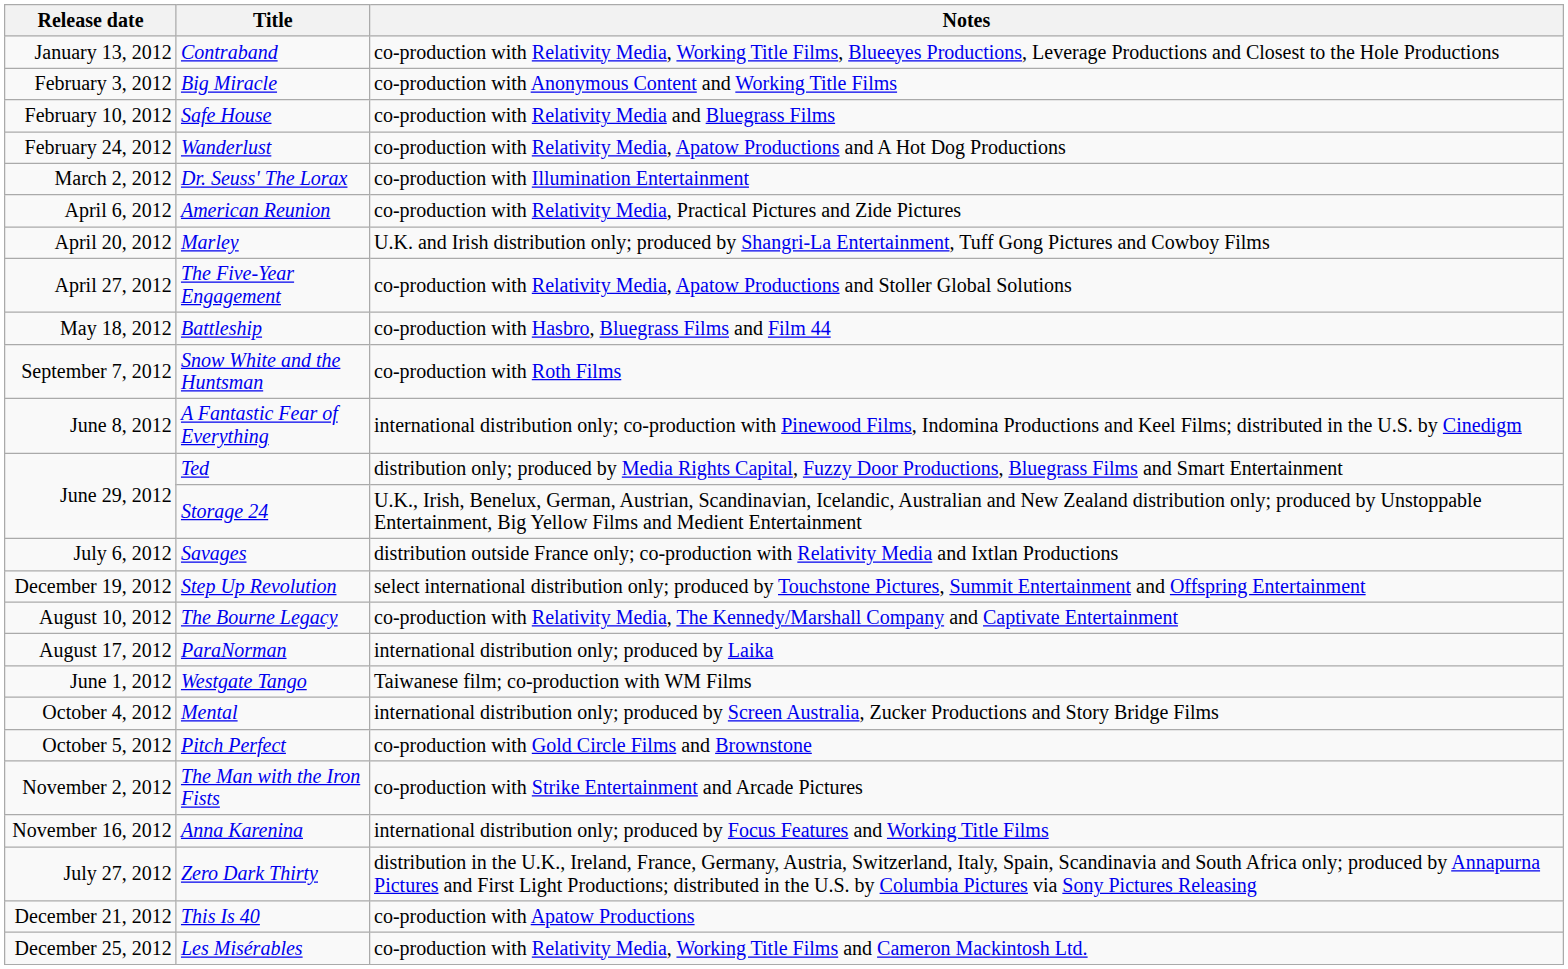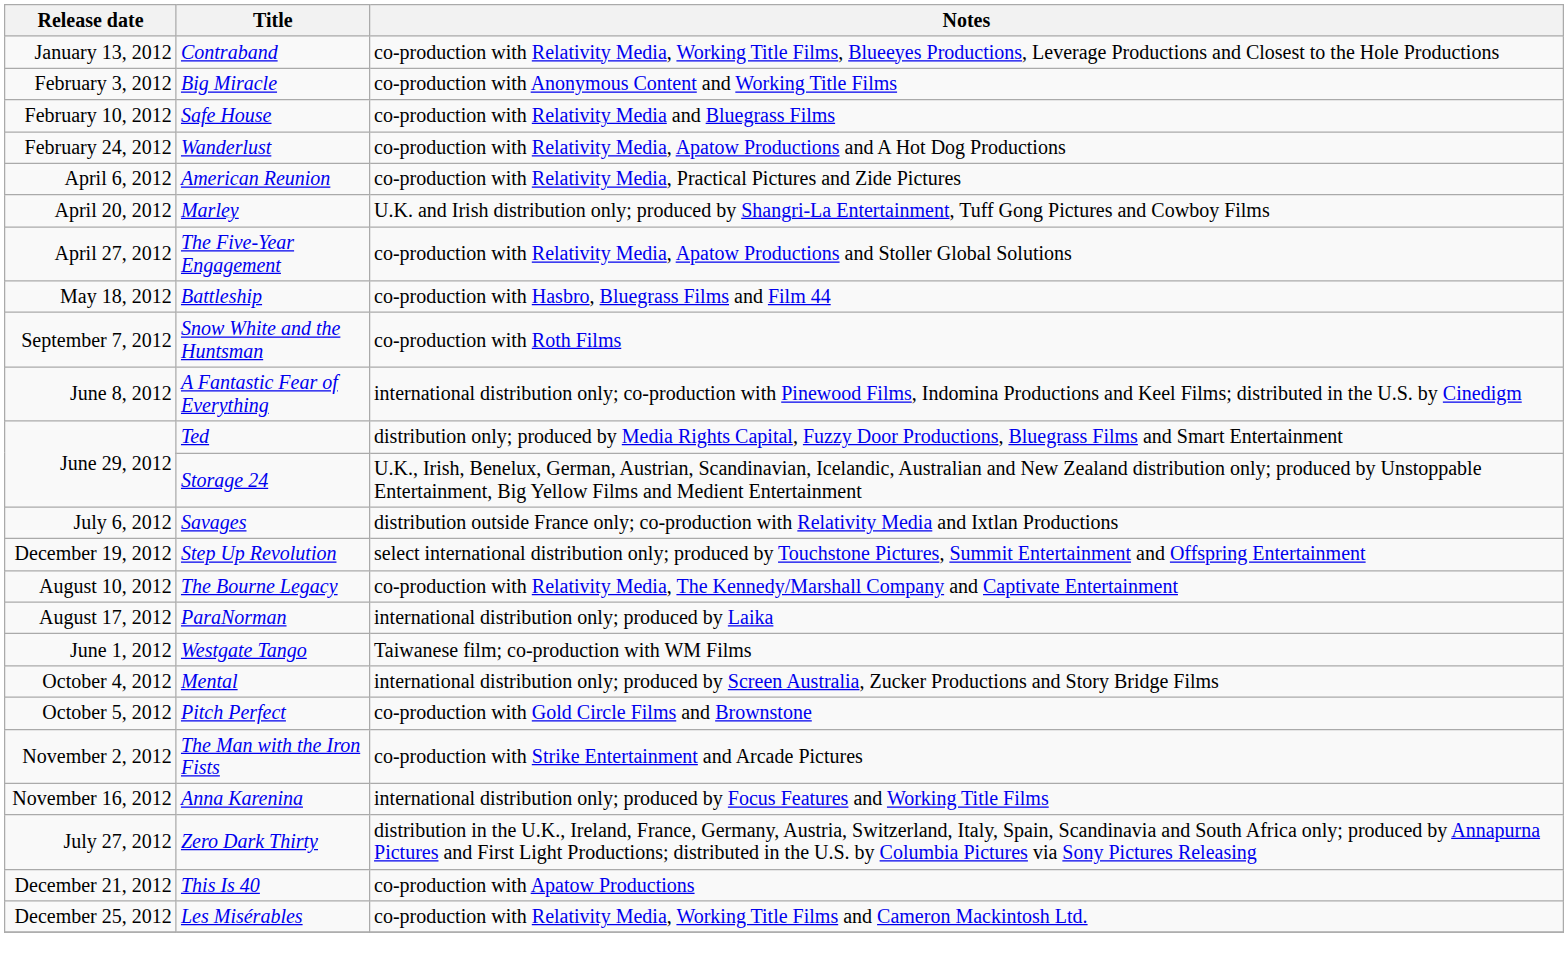- row: (264, 178)
